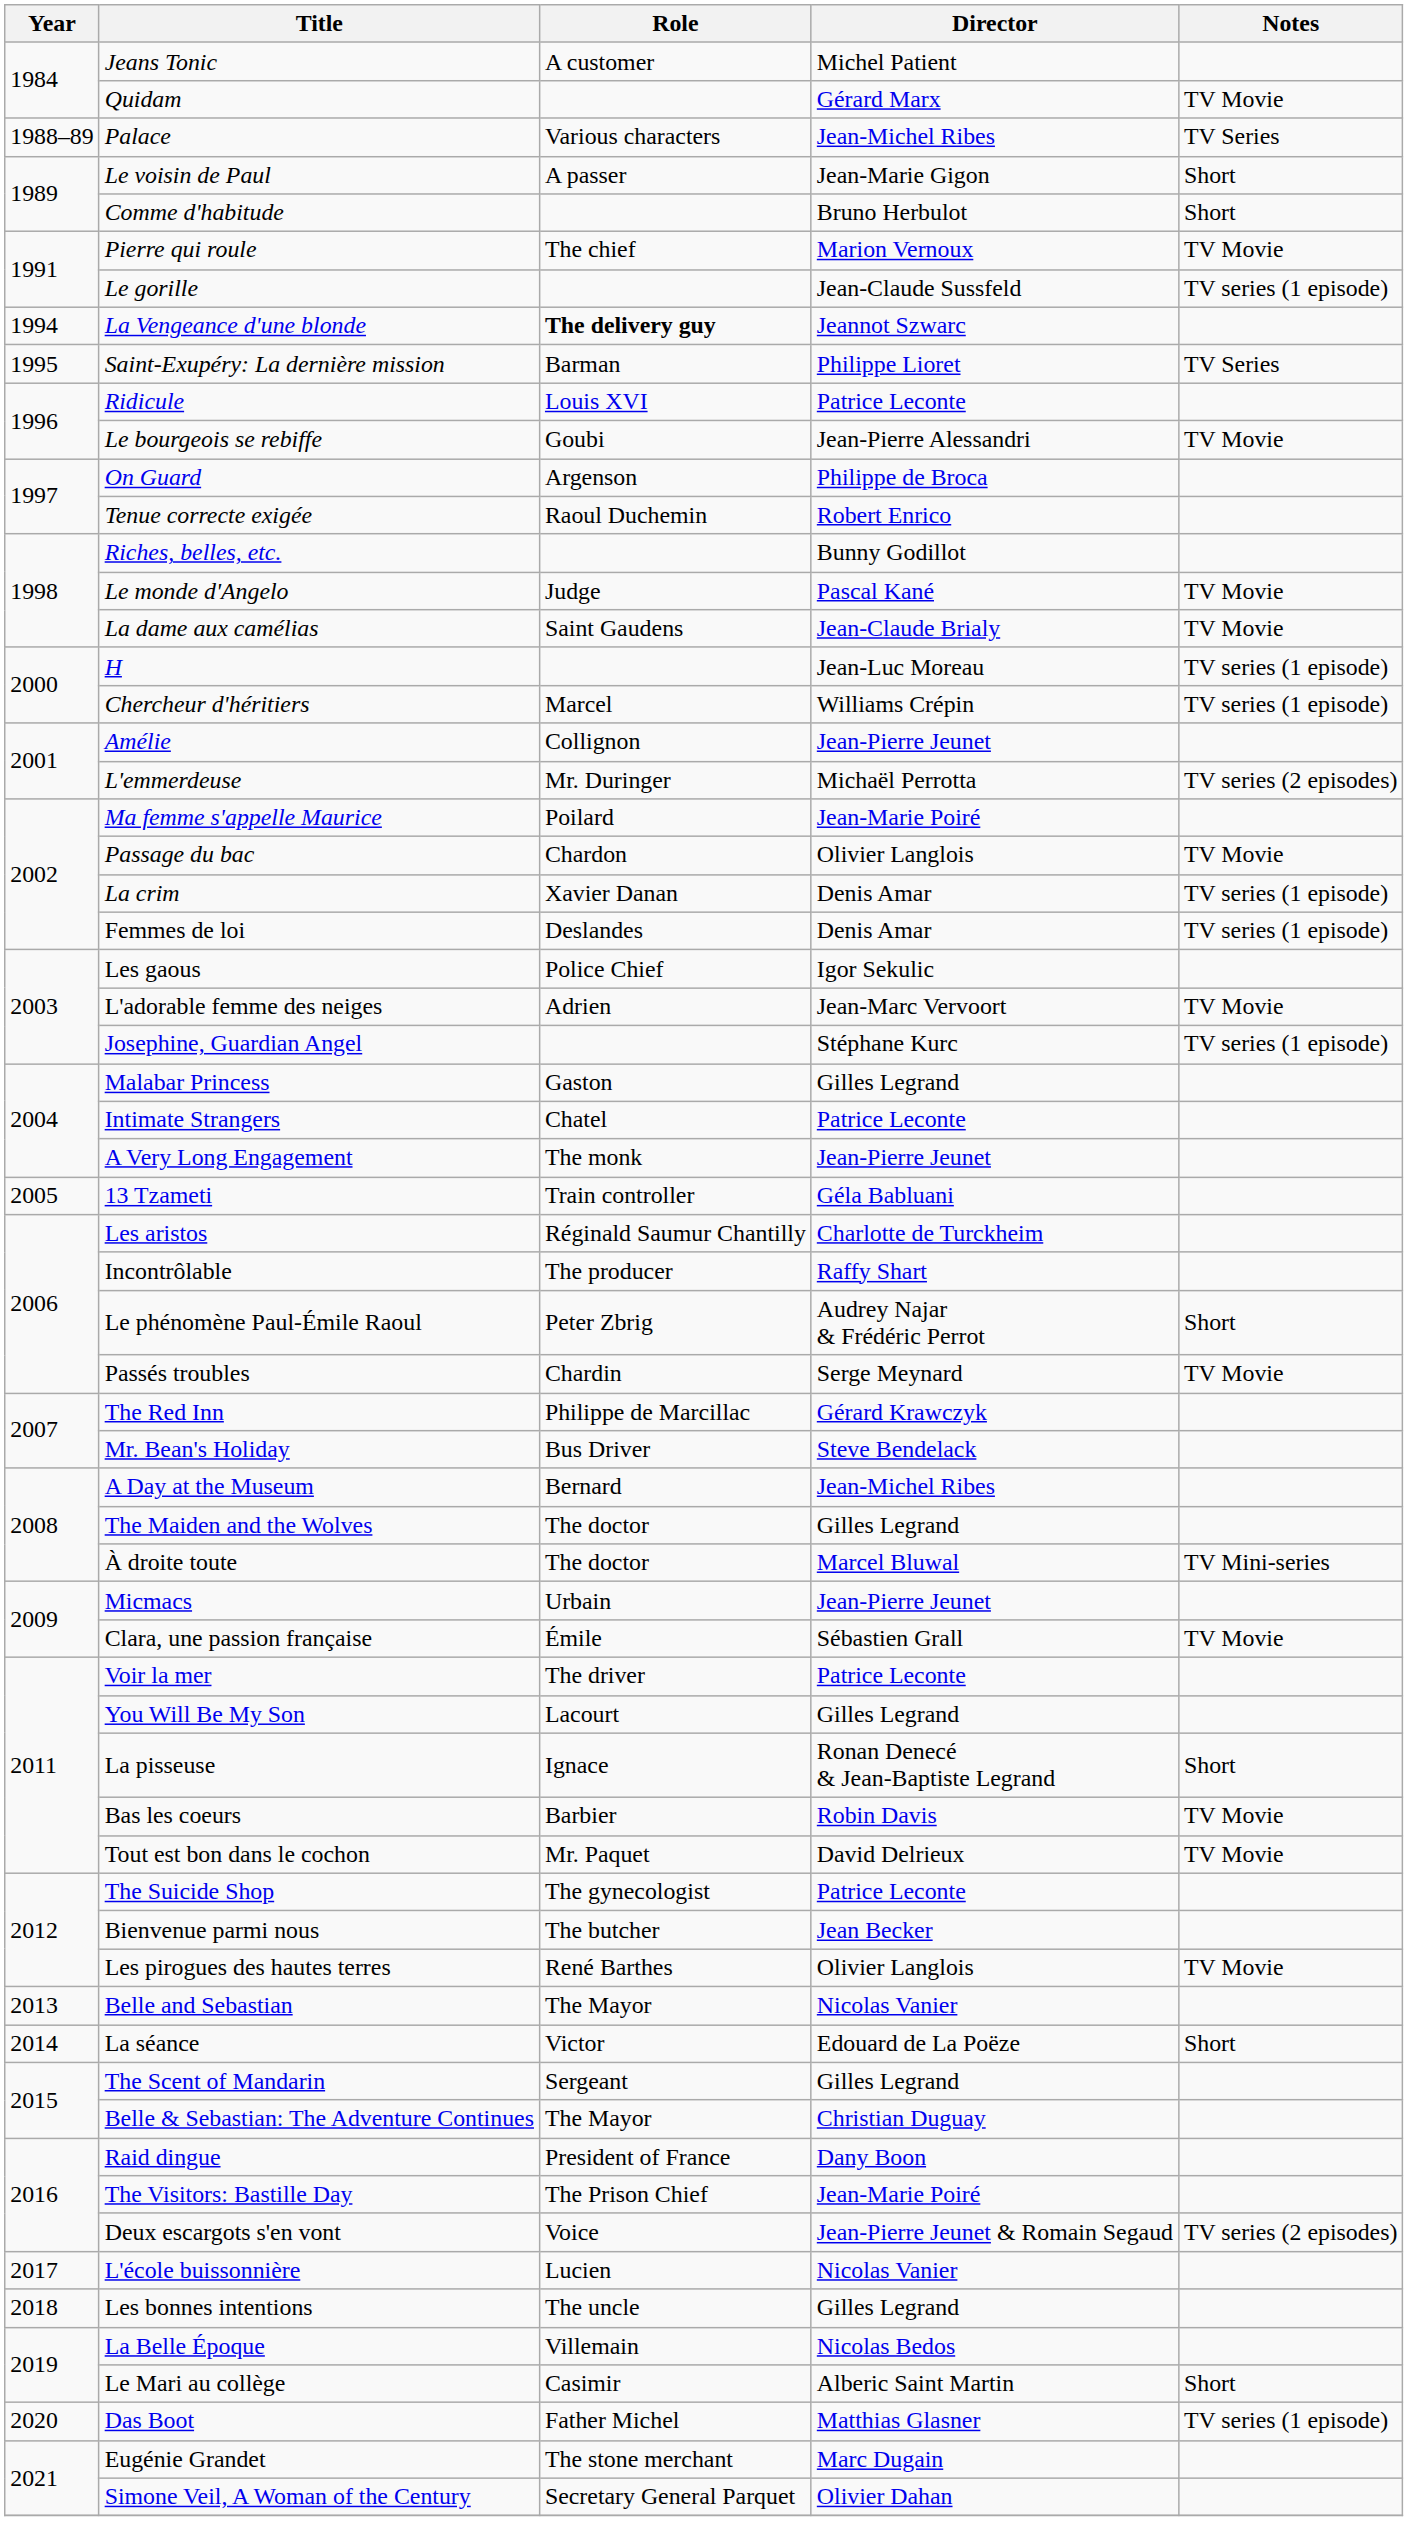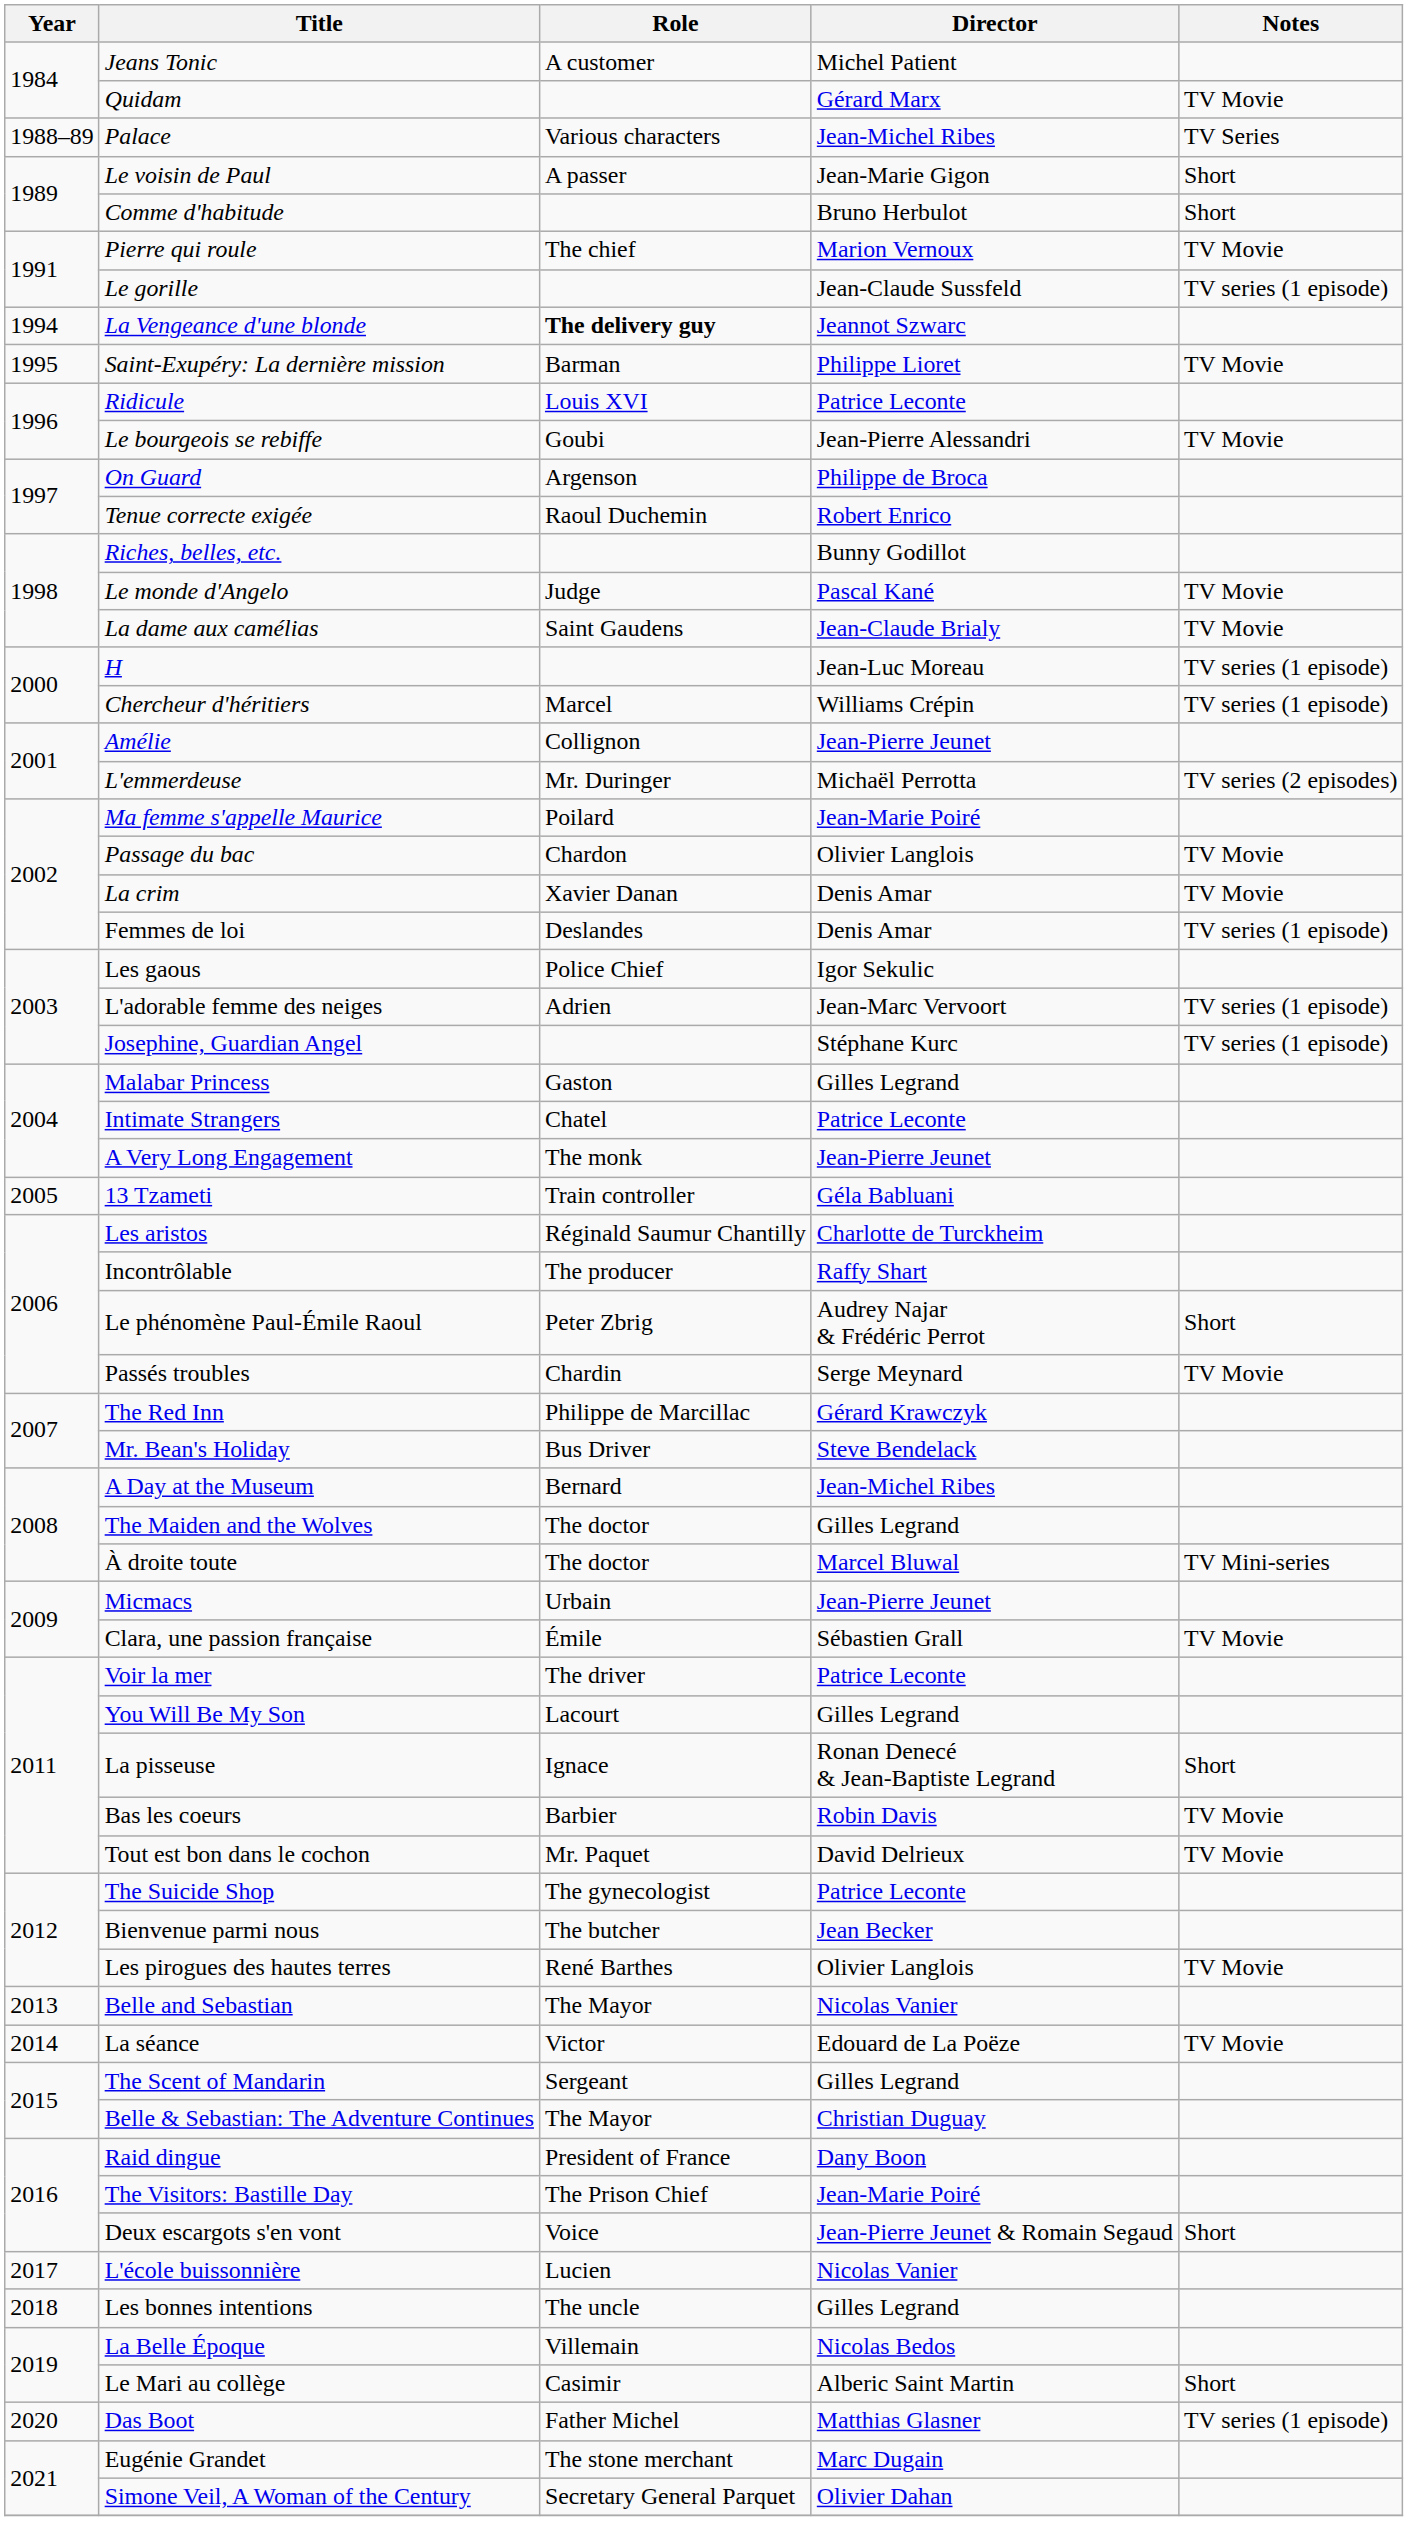(1232, 363) TV Series -> (1234, 363) TV Movie
(1286, 893) TV series (1 episode) -> (1234, 893) TV Movie
(1234, 1006) TV Movie -> (1286, 1006) TV series (1 episode)
(1210, 2043) Short -> (1234, 2043) TV Movie
(1291, 2232) TV series (2 episodes) -> (1210, 2232) Short
